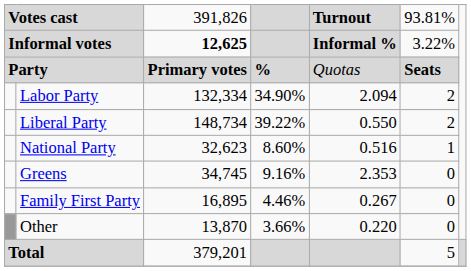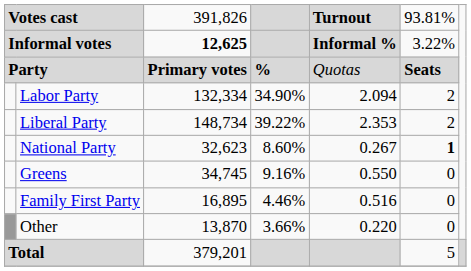(378, 122) 0.550 -> (378, 122) 2.353
(378, 148) 0.516 -> (378, 148) 0.267
(451, 148) normal -> (451, 148) bold
(378, 174) 2.353 -> (378, 174) 0.550
(378, 200) 0.267 -> (378, 200) 0.516
